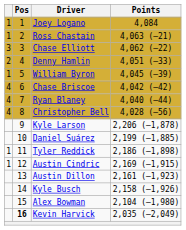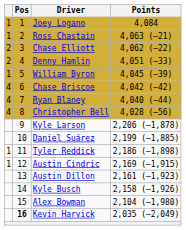(9, 49) 3 -> (9, 49) 2
